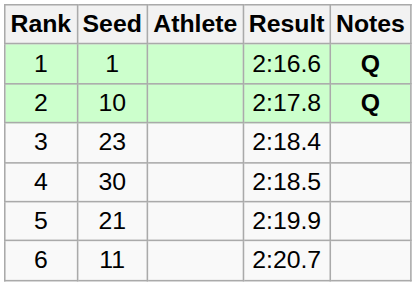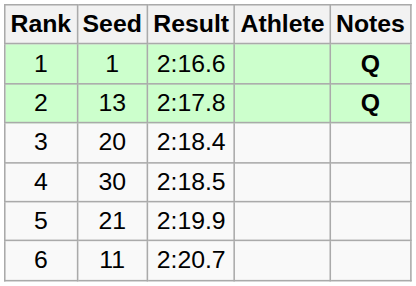columns swapped: (195, 24) <-> (287, 24)
(112, 102) 10 -> (112, 102) 13
(112, 142) 23 -> (112, 142) 20
